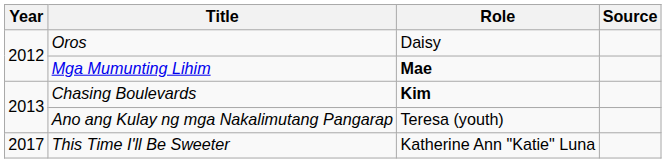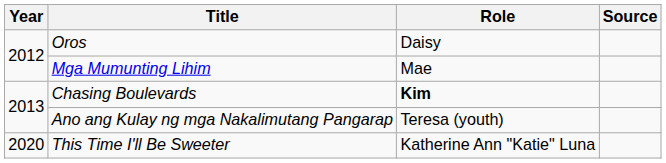(416, 68) bold -> (416, 68) normal
(26, 145) 2017 -> (26, 145) 2020
